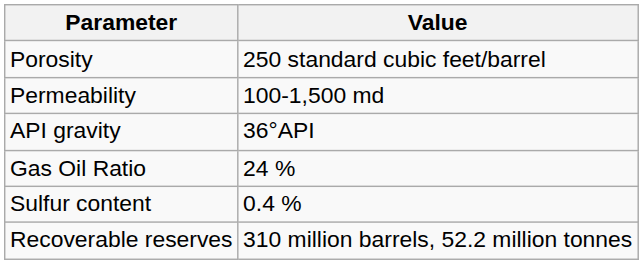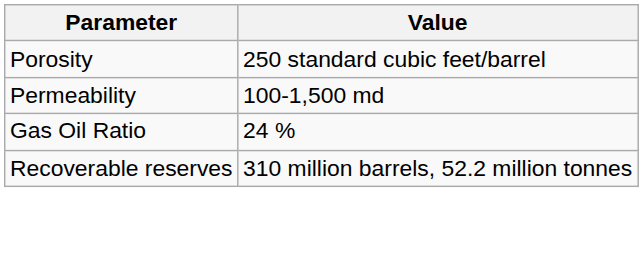- row: (65, 131)
- row: (81, 204)
